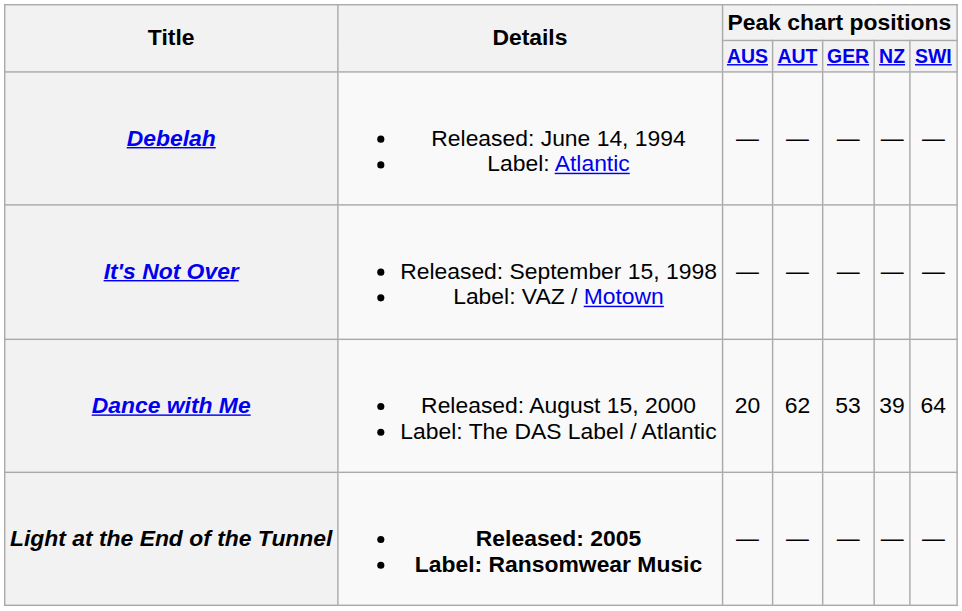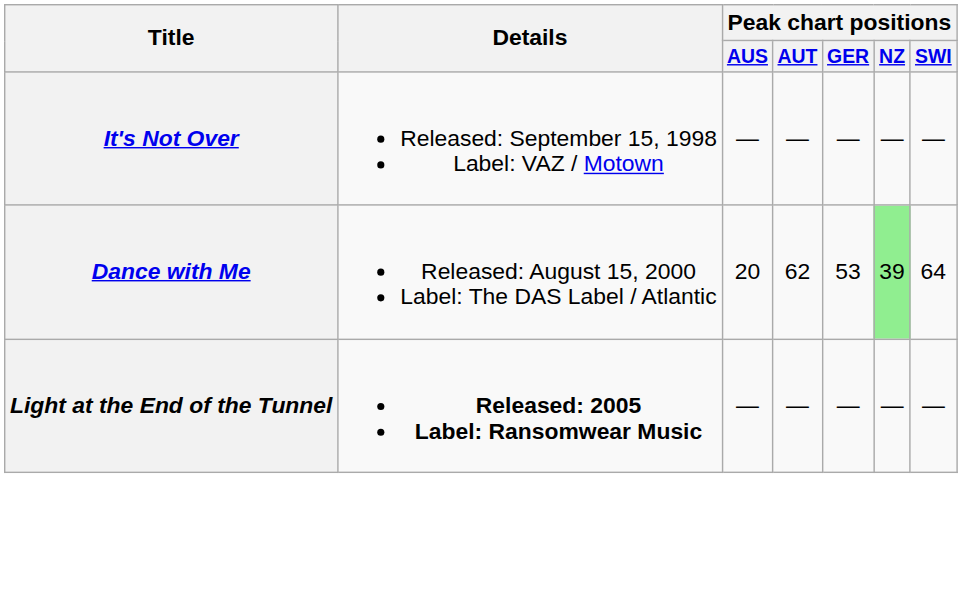- row: (171, 138)
(892, 405) no background -> (892, 271) lightgreen background
